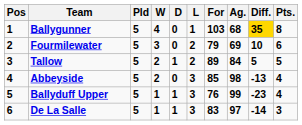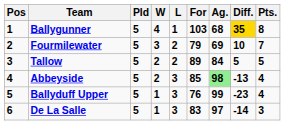- column: (178, 12)
(279, 45) 6 -> (261, 45) 7
(235, 78) no background -> (217, 78) lightgreen background
